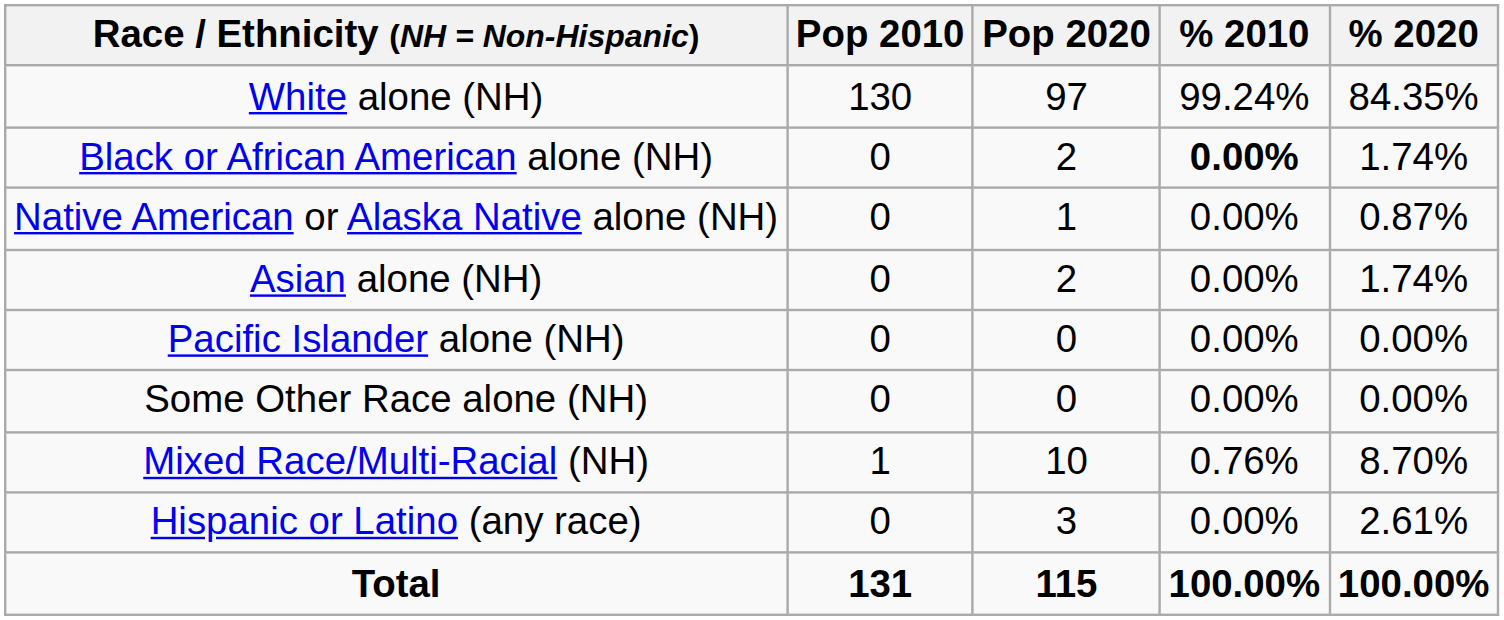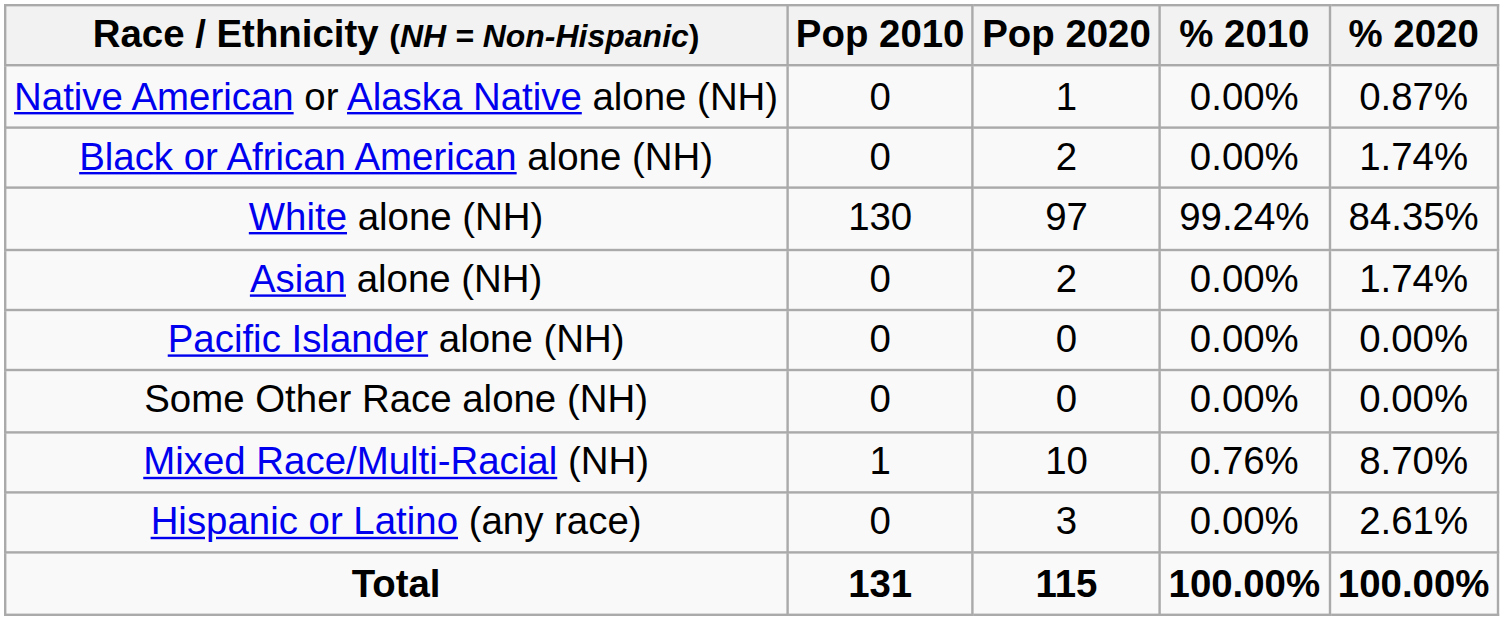rows swapped: (396, 95) <-> (396, 217)
(1244, 156) bold -> (1244, 156) normal
